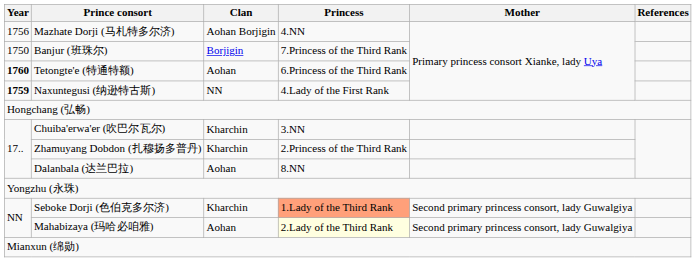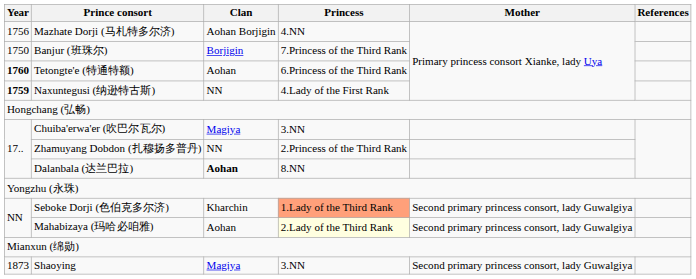(227, 129) Kharchin -> (223, 129) Magiya
(227, 149) Kharchin -> (215, 149) NN
(221, 168) normal -> (222, 168) bold
+ row: (55, 265)
